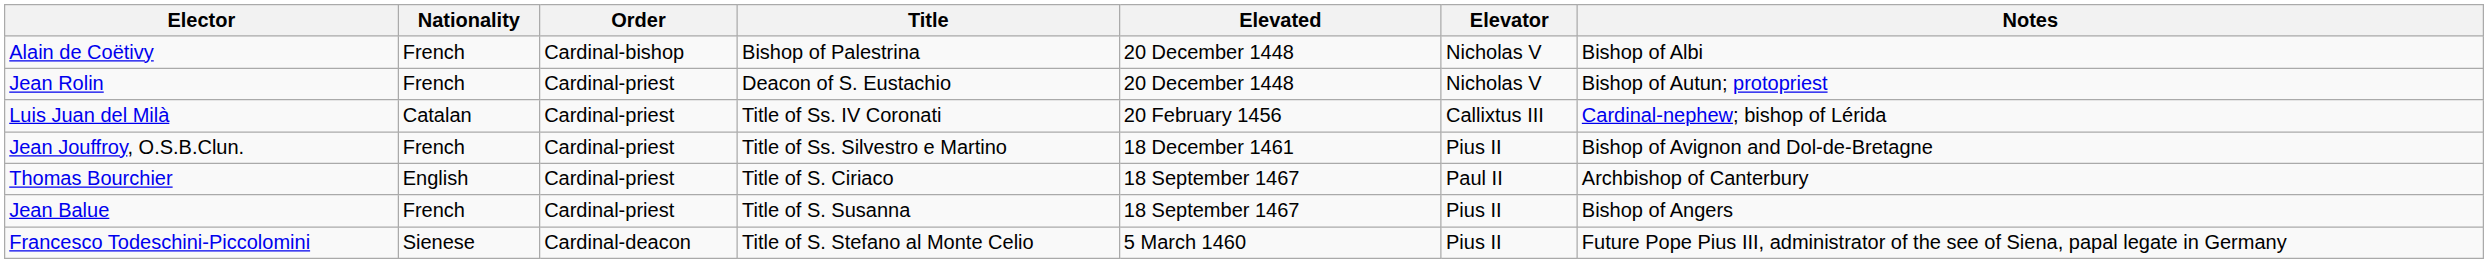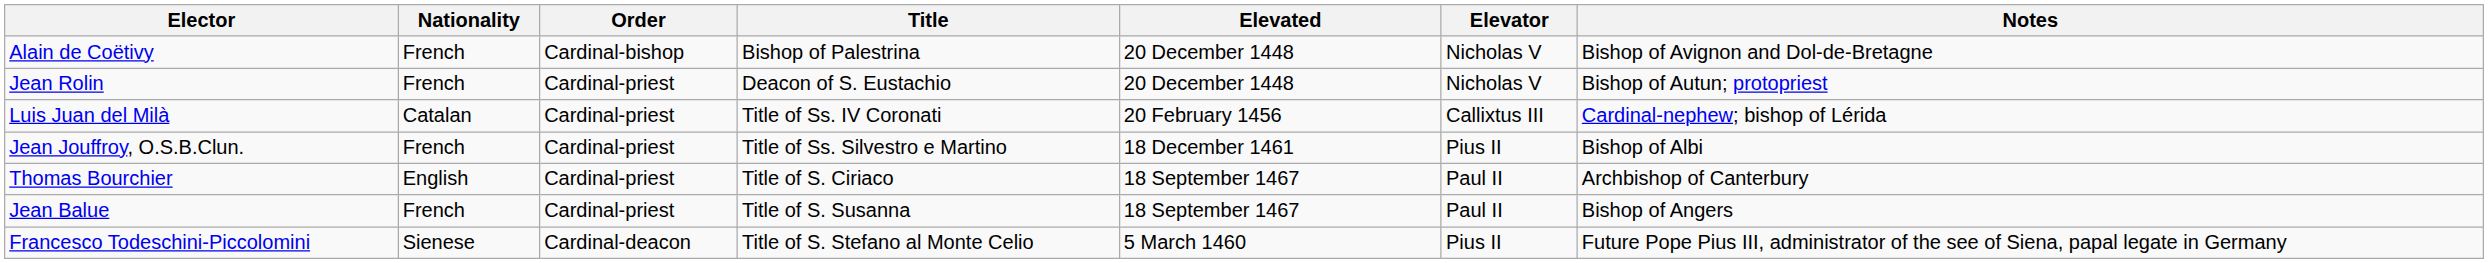(1642, 52) Bishop of Albi -> (1757, 52) Bishop of Avignon and Dol-de-Bretagne
(1757, 147) Bishop of Avignon and Dol-de-Bretagne -> (1642, 147) Bishop of Albi
(1474, 210) Pius II -> (1474, 210) Paul II
